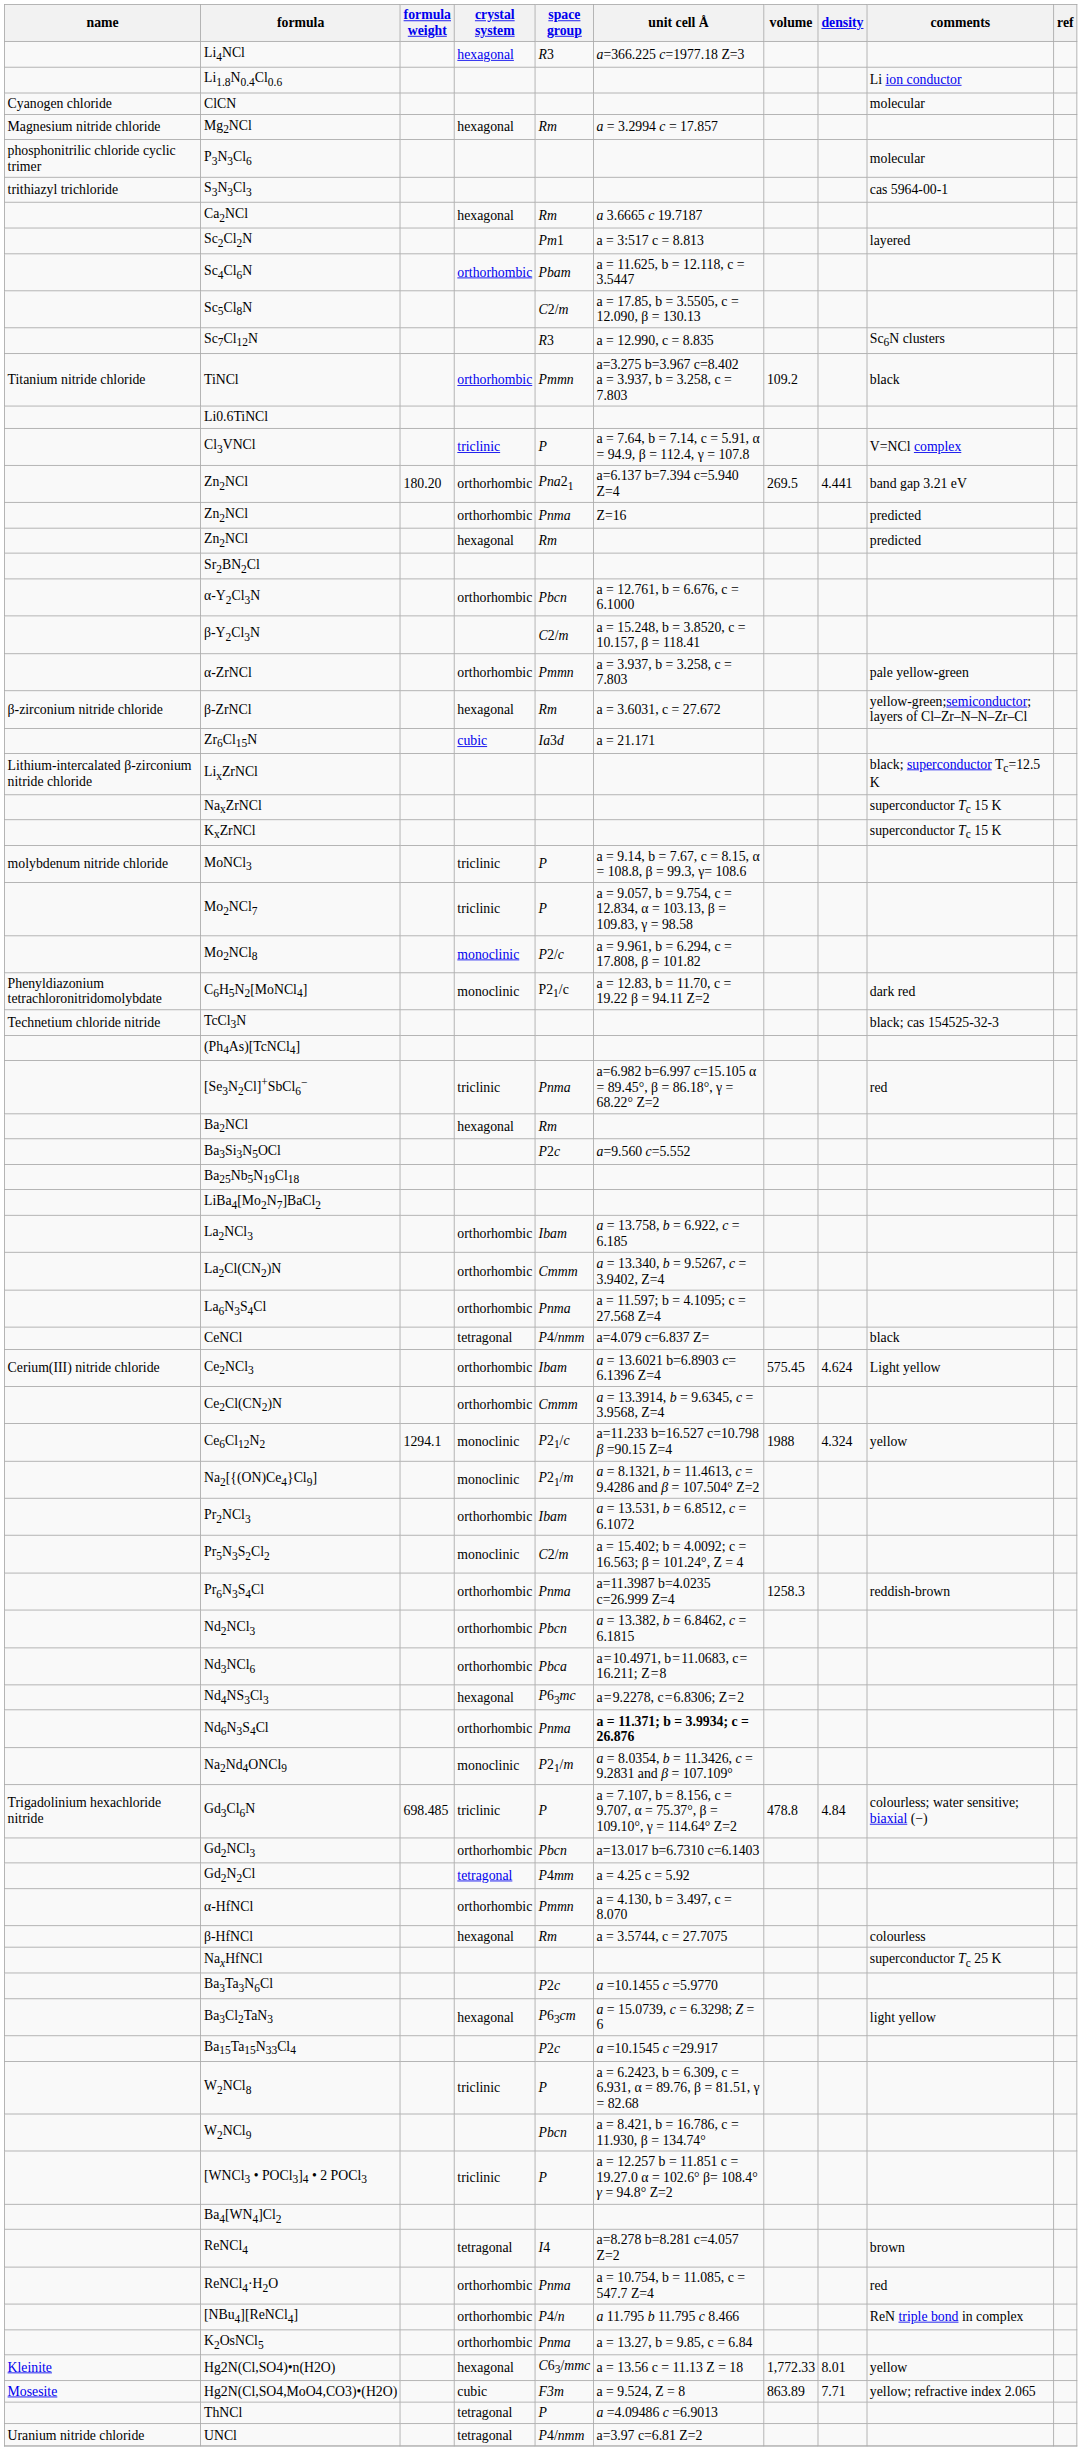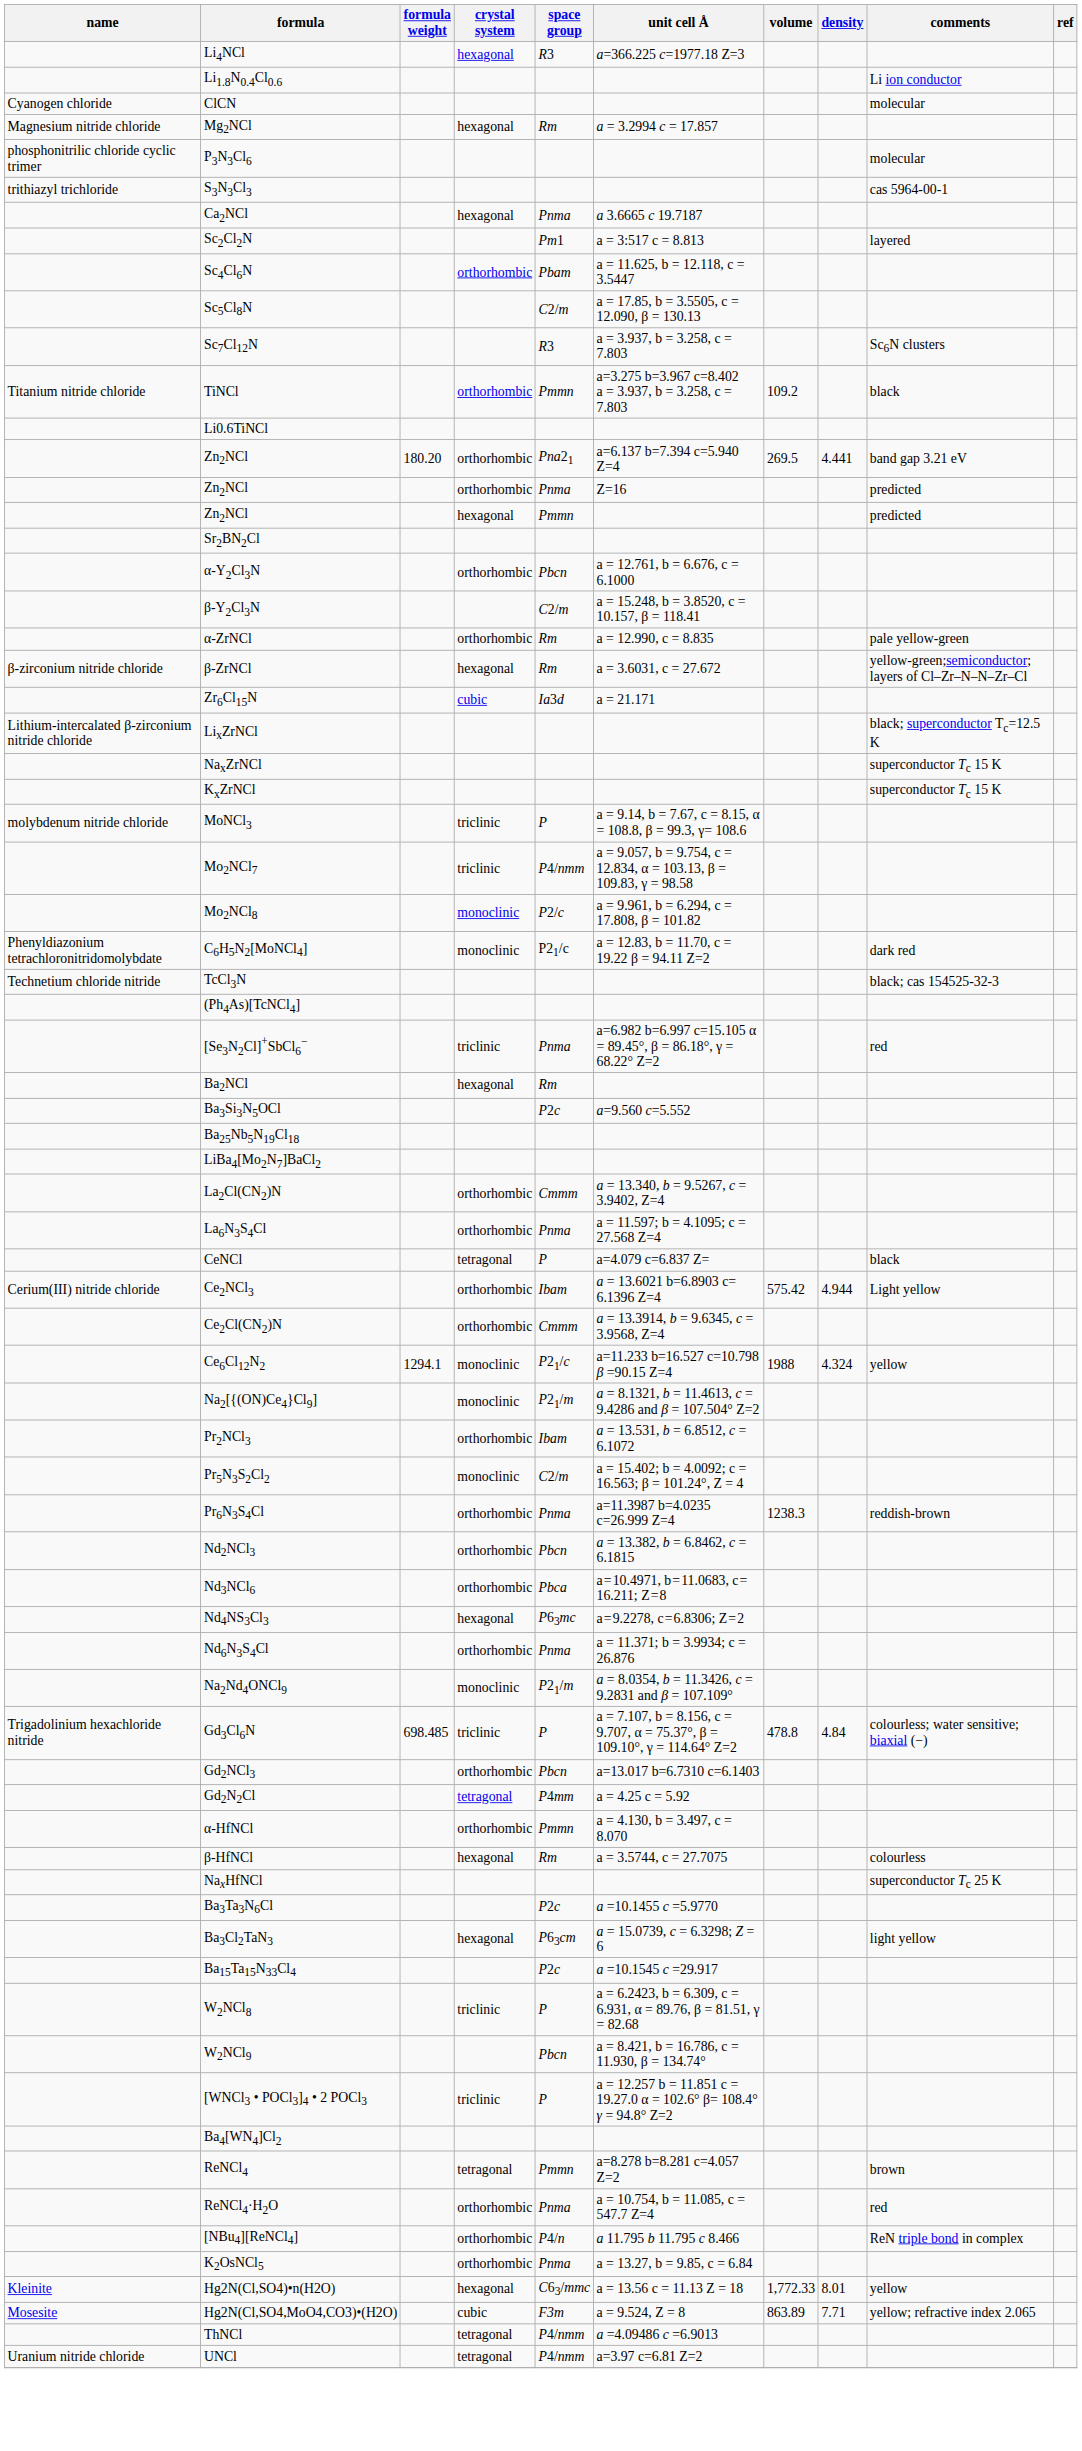(548, 215) Rm -> (555, 215) Pnma
(655, 340) a = 12.990, c = 8.835 -> (664, 346) a = 3.937, b = 3.258, c = 7.803
- row: (230, 446)
(548, 540) Rm -> (556, 515) Pmmn
(556, 672) Pmmn -> (548, 639) Rm
(664, 672) a = 3.937, b = 3.258, c = 7.803 -> (655, 639) a = 12.990, c = 8.835
(543, 909) P -> (562, 868) P4/nmm
- row: (228, 1234)
(562, 1338) P4/nmm -> (543, 1259) P
(786, 1367) 575.45 -> (786, 1289) 575.42
(837, 1367) 4.624 -> (837, 1289) 4.944
(786, 1591) 1258.3 -> (786, 1513) 1238.3
(673, 1728) bold -> (671, 1650) normal
(544, 2248) I4 -> (556, 2169) Pmmn
(543, 2413) P -> (562, 2334) P4/nmm
